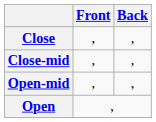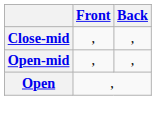- row: (39, 38)
